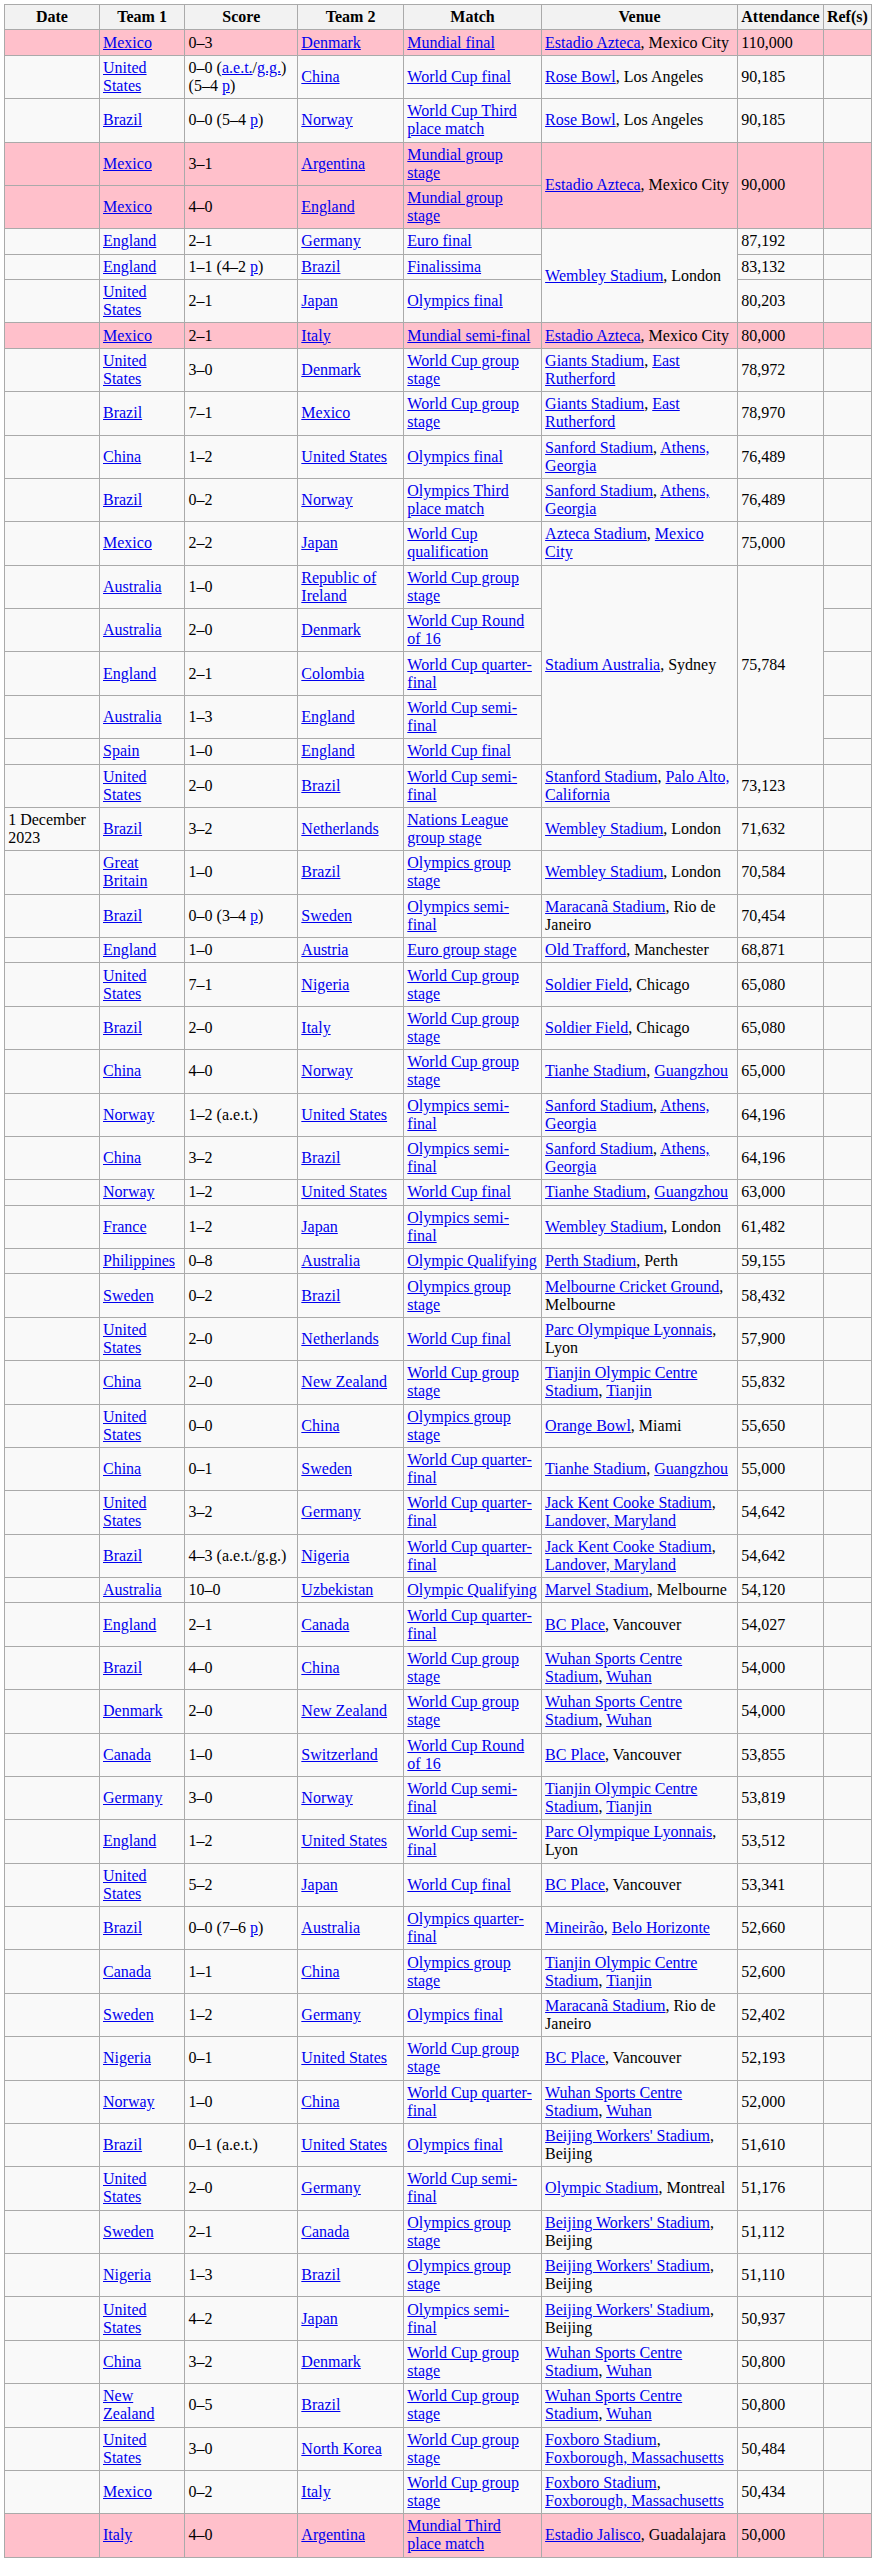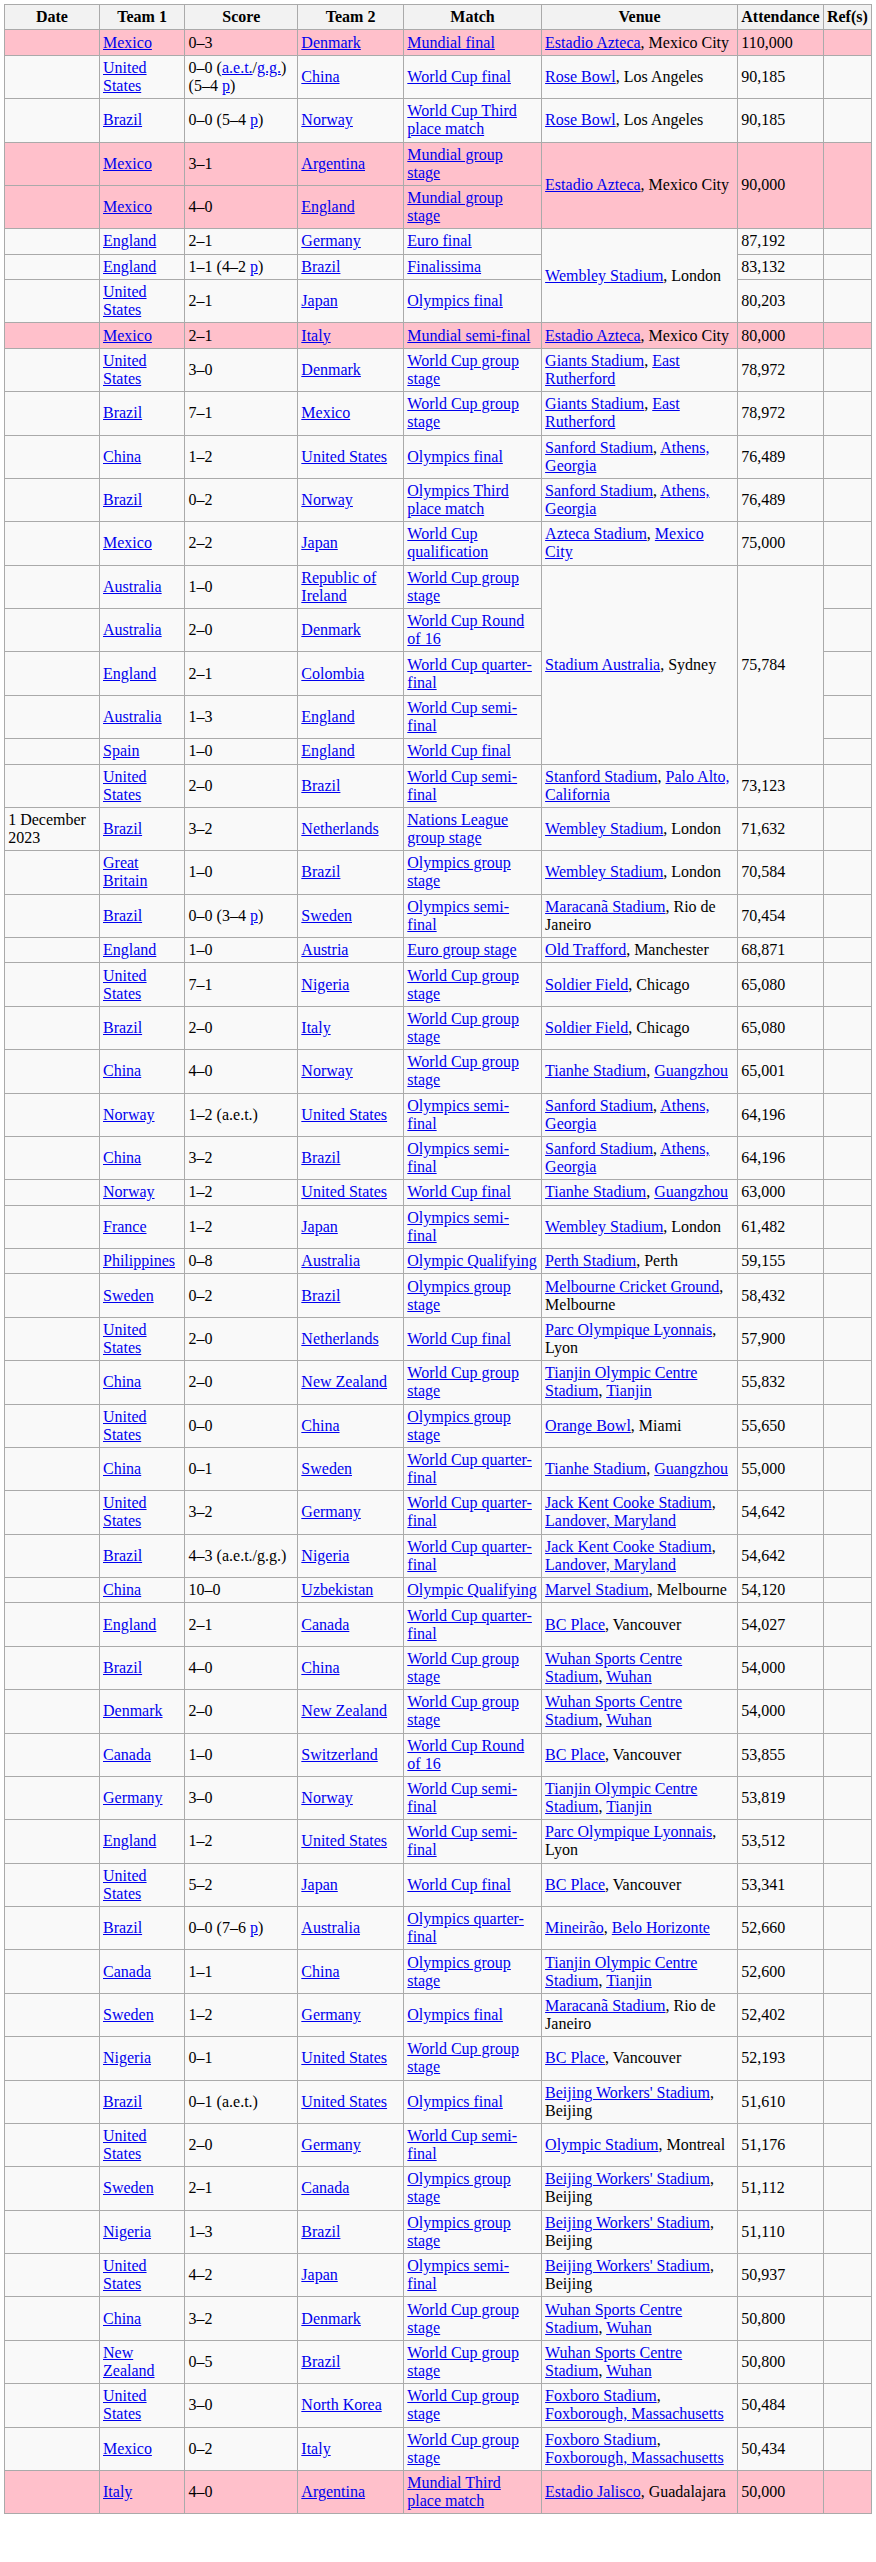(763, 413) 78,970 -> (763, 413) 78,972
(763, 1071) 65,000 -> (763, 1071) 65,001
(132, 1590) Australia -> (122, 1590) China
- row: (201, 2101)
